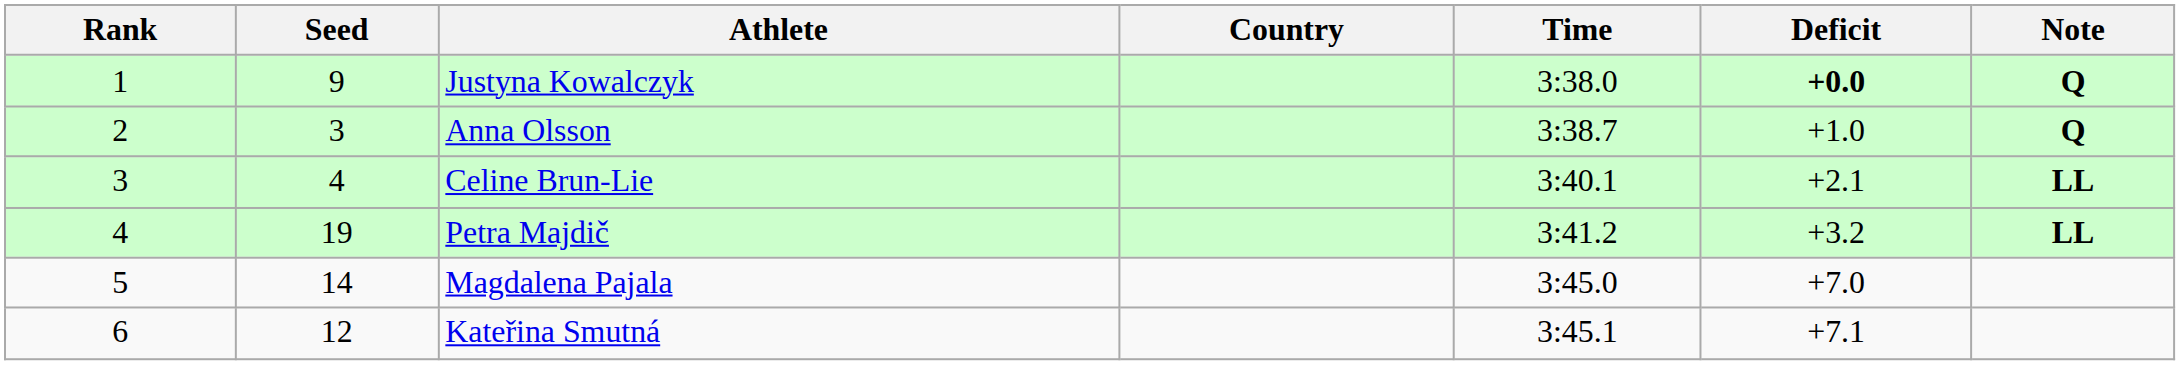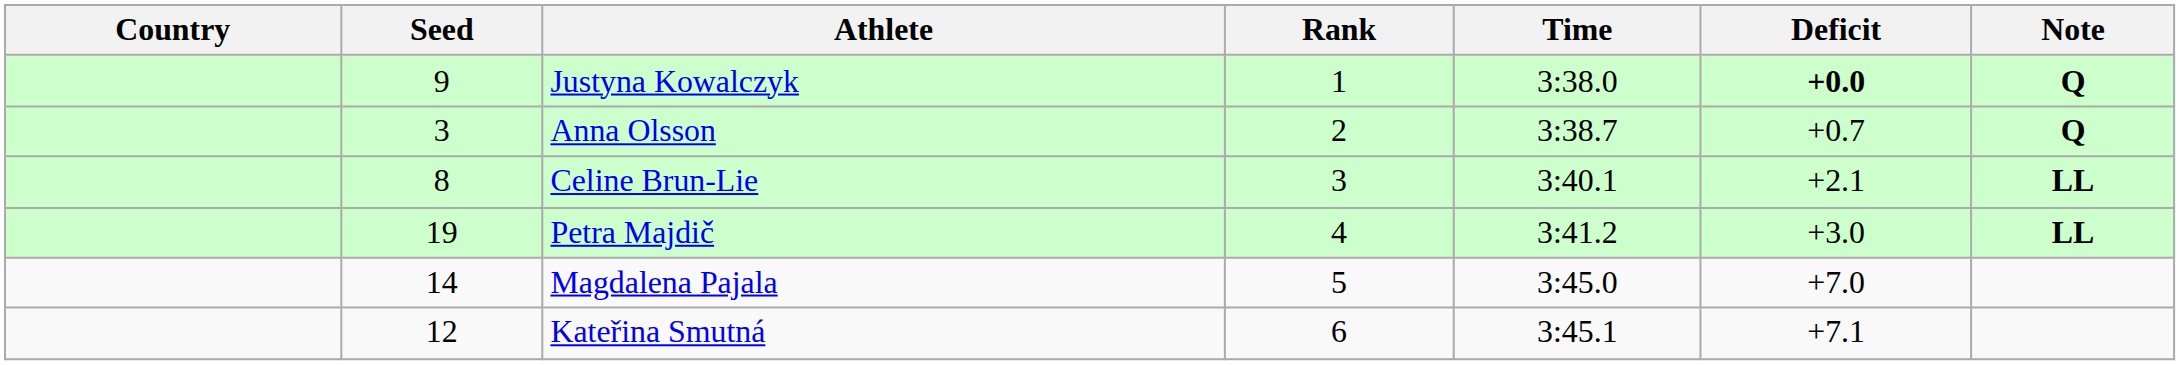columns swapped: (120, 29) <-> (1287, 29)
(1836, 130) +1.0 -> (1836, 130) +0.7
(337, 181) 4 -> (442, 181) 8
(1836, 231) +3.2 -> (1836, 231) +3.0
